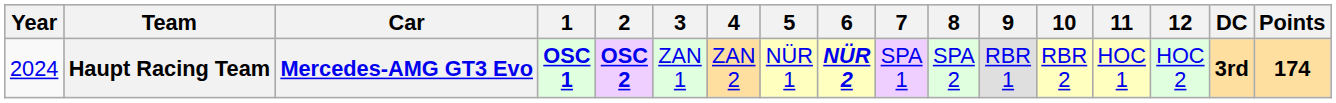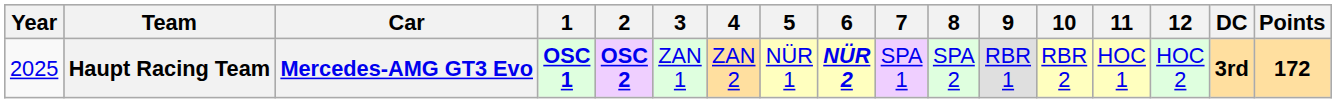(34, 68) 2024 -> (34, 68) 2025
(1292, 68) 174 -> (1292, 68) 172
